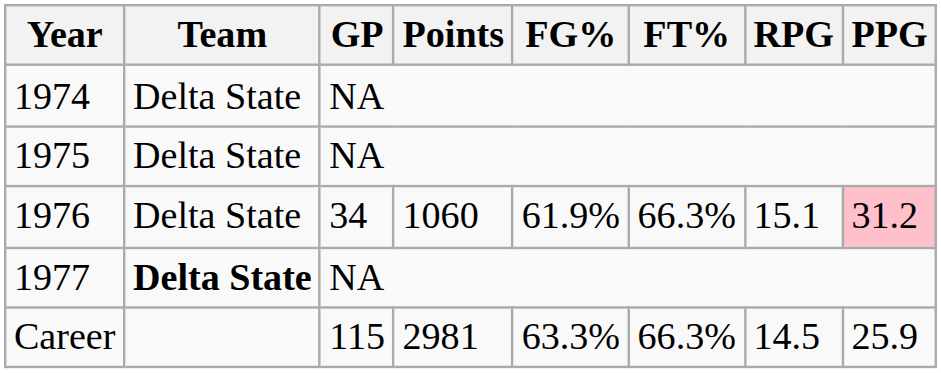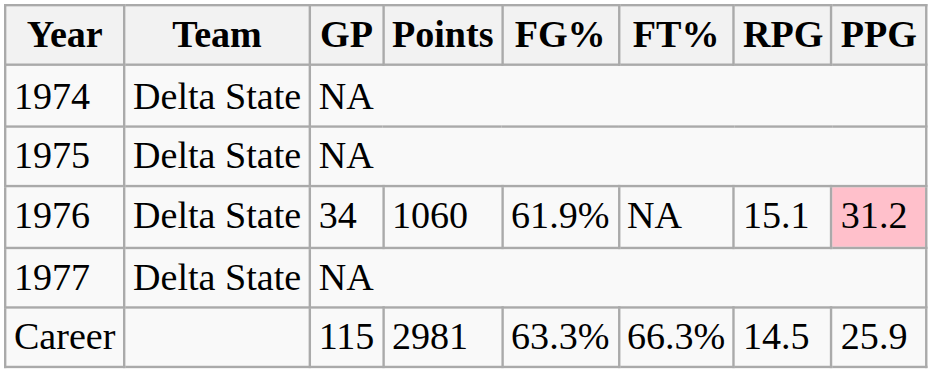(687, 215) 66.3% -> (654, 215) NA
(222, 276) bold -> (217, 276) normal
